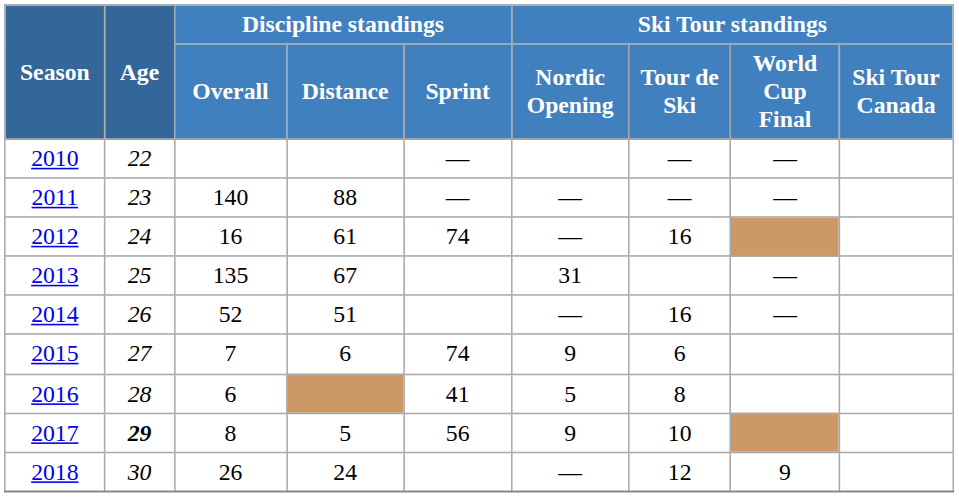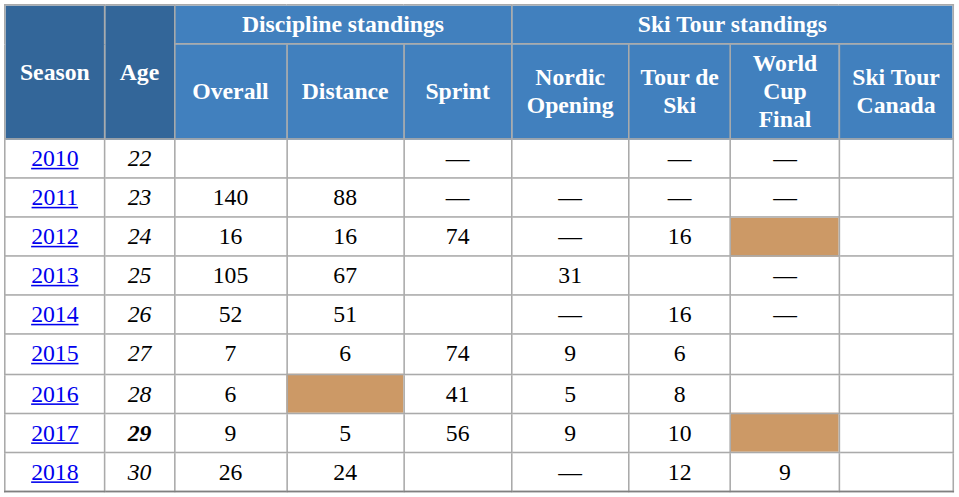(345, 236) 61 -> (345, 236) 16
(230, 275) 135 -> (230, 275) 105
(230, 432) 8 -> (230, 432) 9
